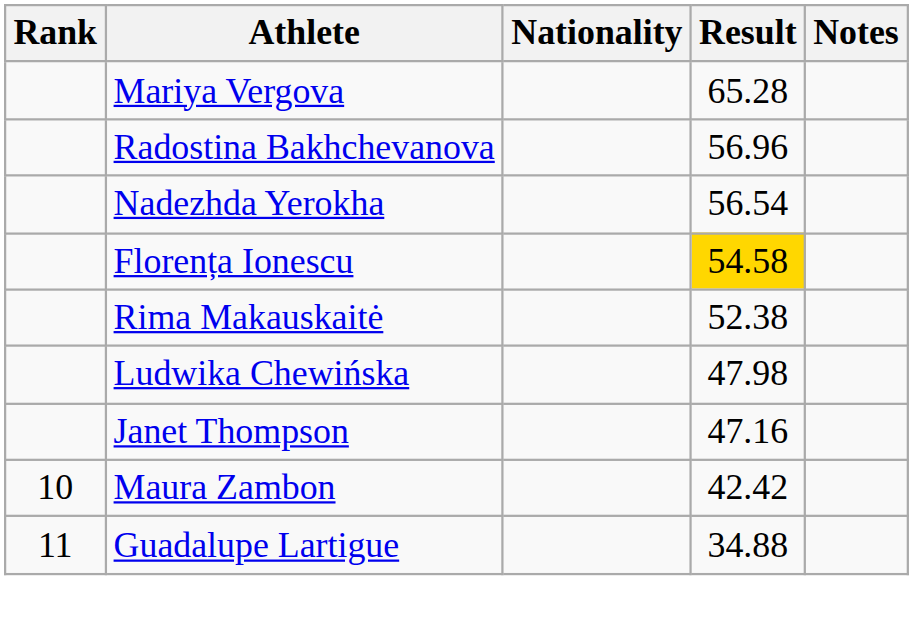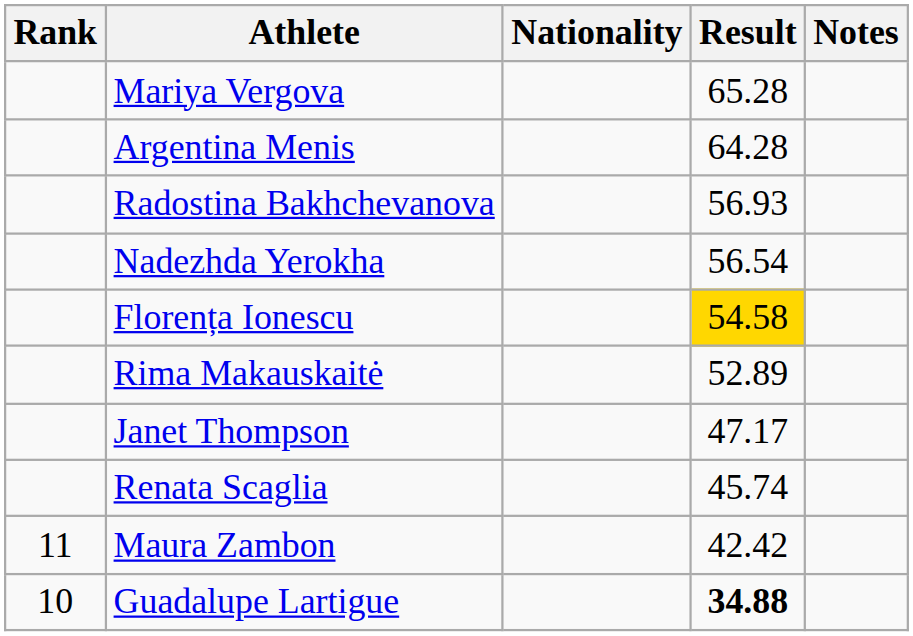+ row: (234, 146)
(748, 146) 56.96 -> (748, 203) 56.93
(748, 317) 52.38 -> (748, 373) 52.89
- row: (261, 373)
(748, 430) 47.16 -> (748, 430) 47.17
+ row: (221, 487)
(55, 487) 10 -> (55, 544) 11
(55, 544) 11 -> (55, 601) 10
(748, 544) normal -> (748, 601) bold
